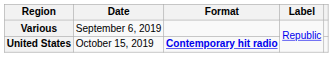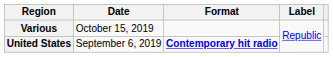(119, 28) September 6, 2019 -> (115, 28) October 15, 2019
(115, 44) October 15, 2019 -> (119, 44) September 6, 2019
